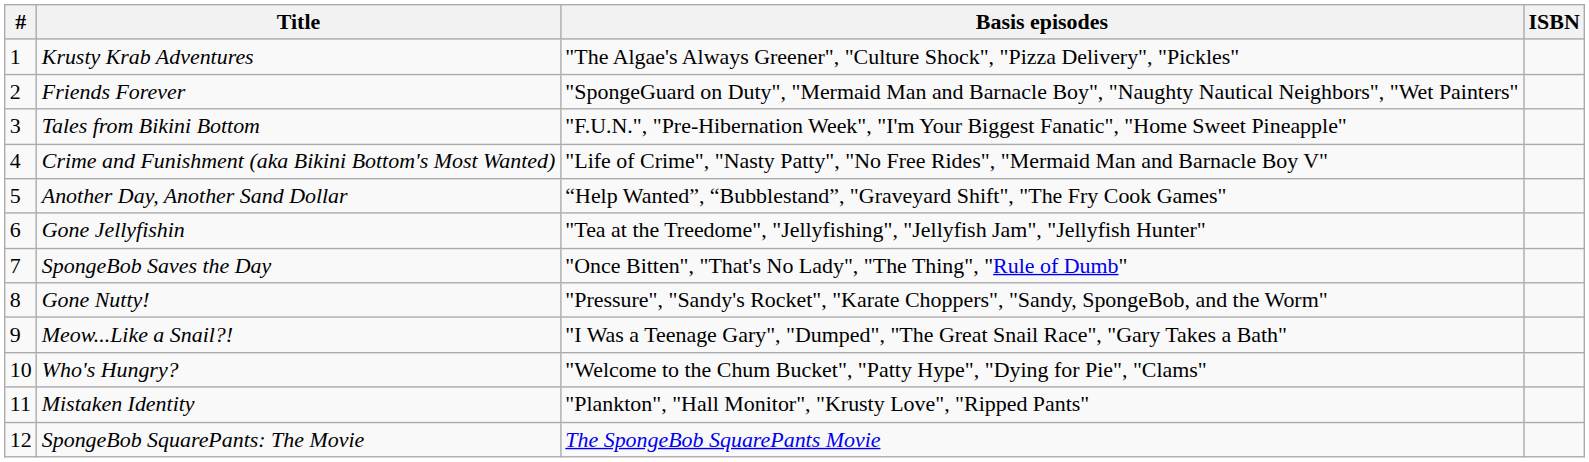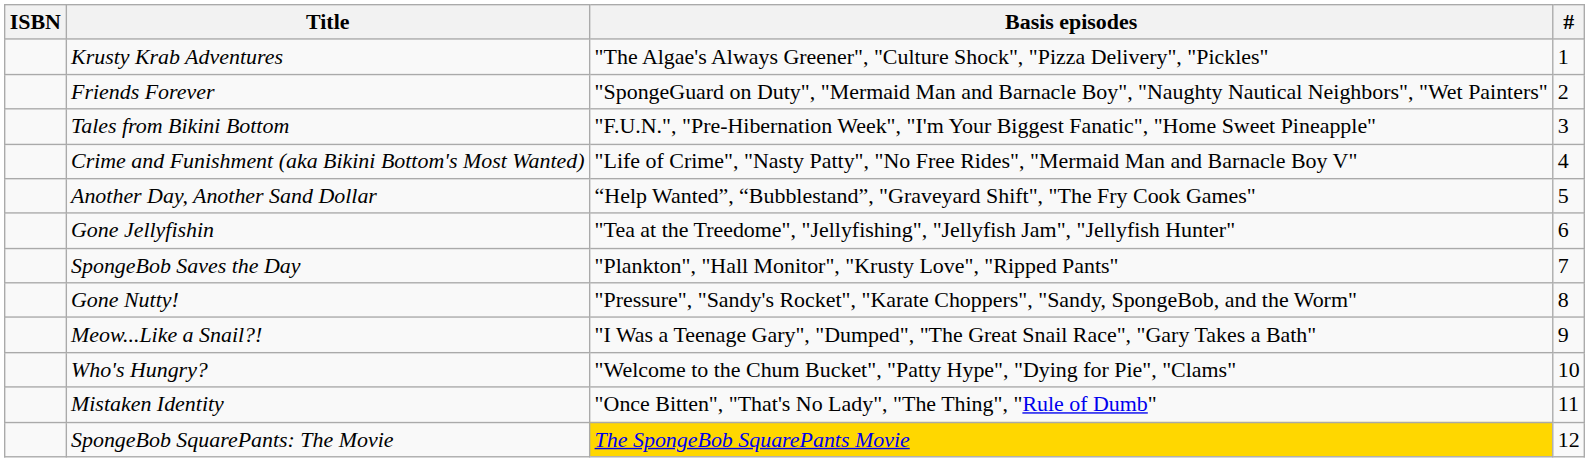columns swapped: (21, 21) <-> (1554, 21)
(846, 265) "Once Bitten", "That's No Lady", "The Thing", "Rule of Dumb" -> (857, 265) "Plankton", "Hall Monitor", "Krusty Love", "Ripped Pants"
(827, 404) "Plankton", "Hall Monitor", "Krusty Love", "Ripped Pants" -> (876, 404) "Once Bitten", "That's No Lady", "The Thing", "Rule of Dumb"
(723, 439) no background -> (752, 439) gold background
